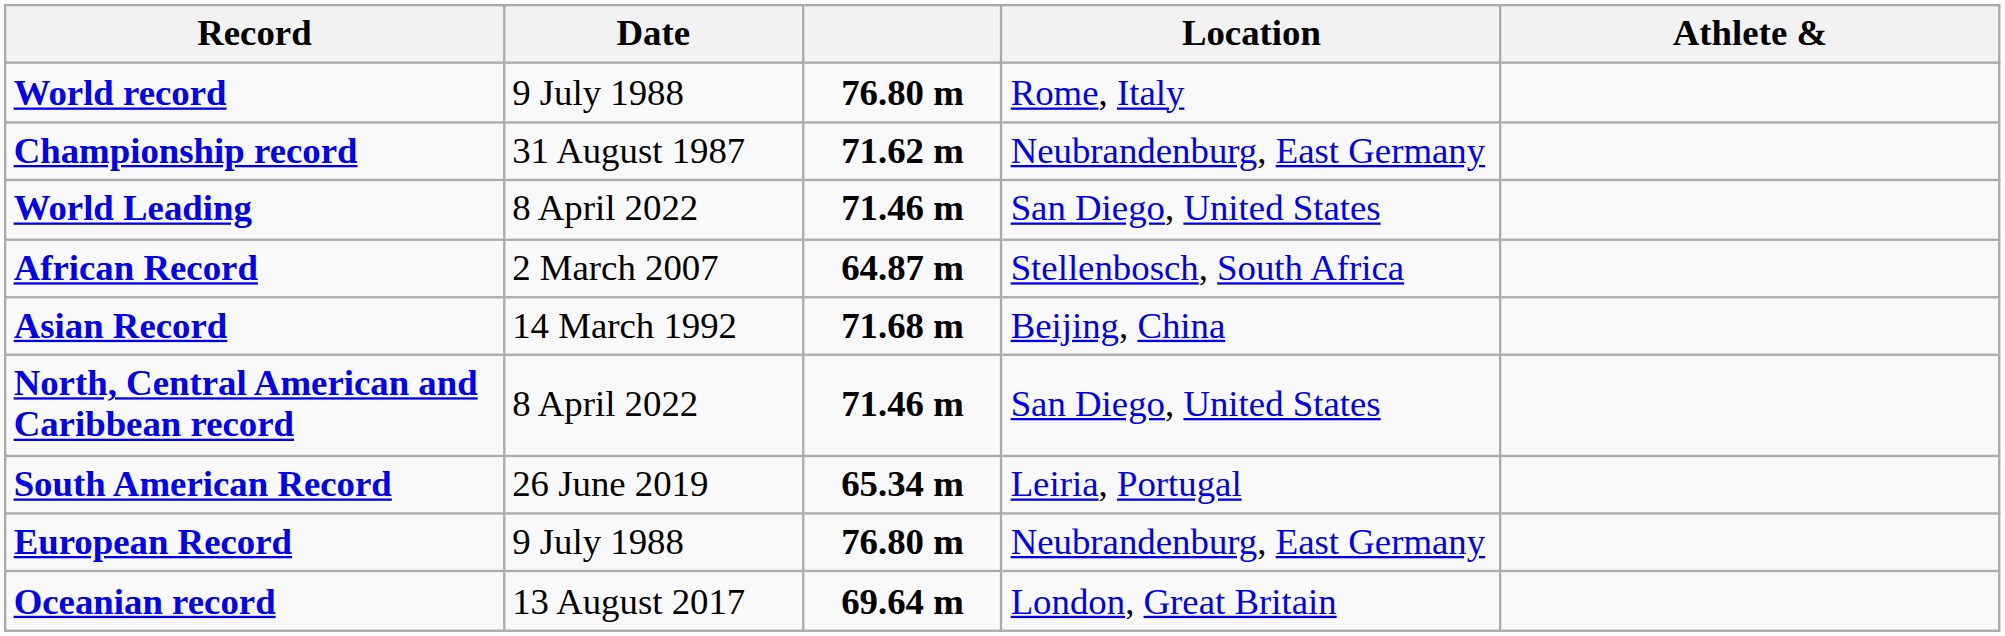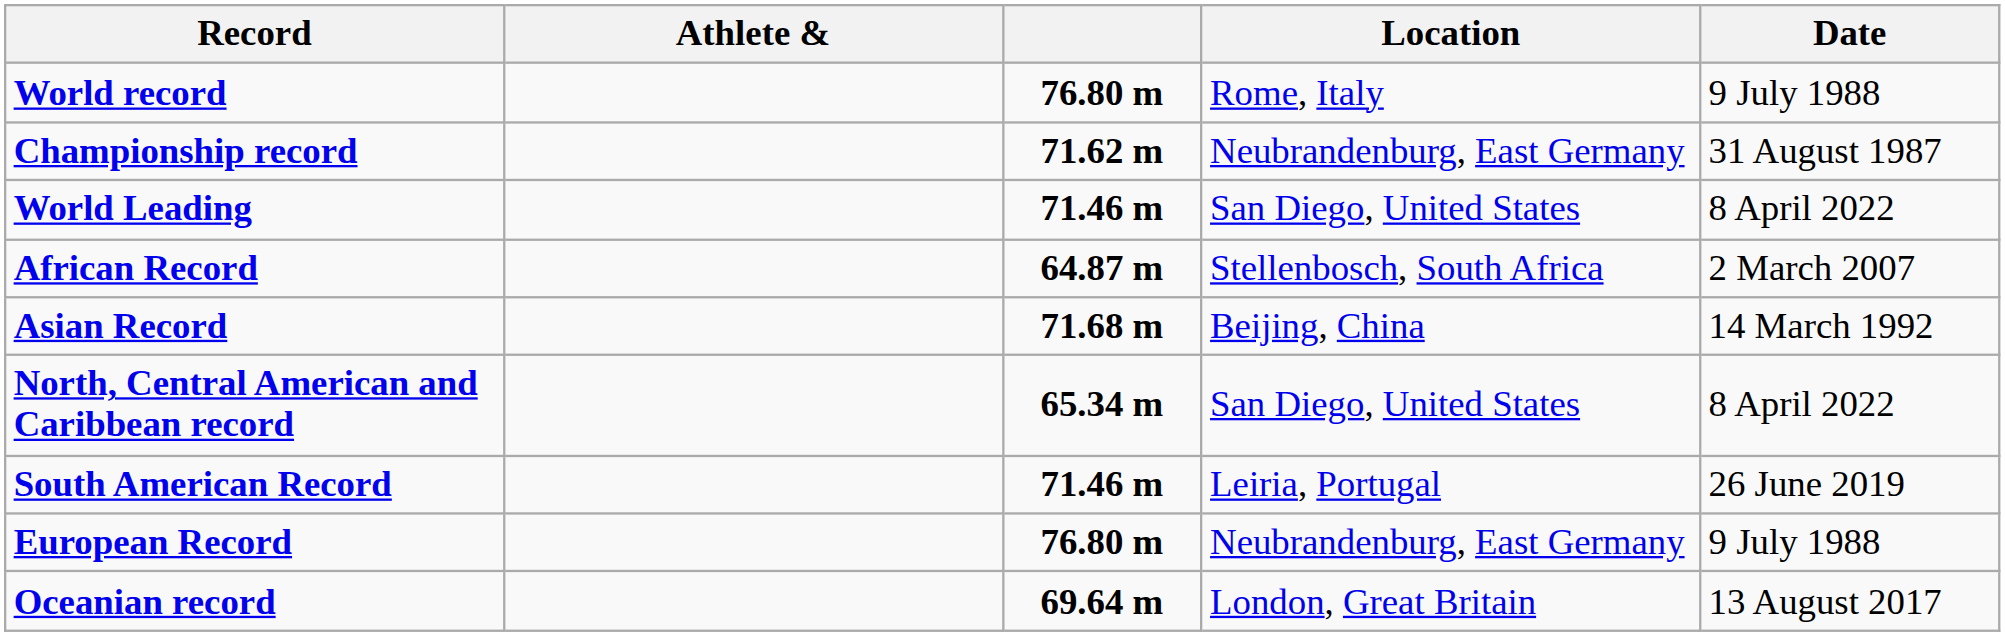columns swapped: (1750, 33) <-> (653, 33)
(902, 404) 71.46 m -> (1102, 404) 65.34 m
(902, 483) 65.34 m -> (1102, 483) 71.46 m
